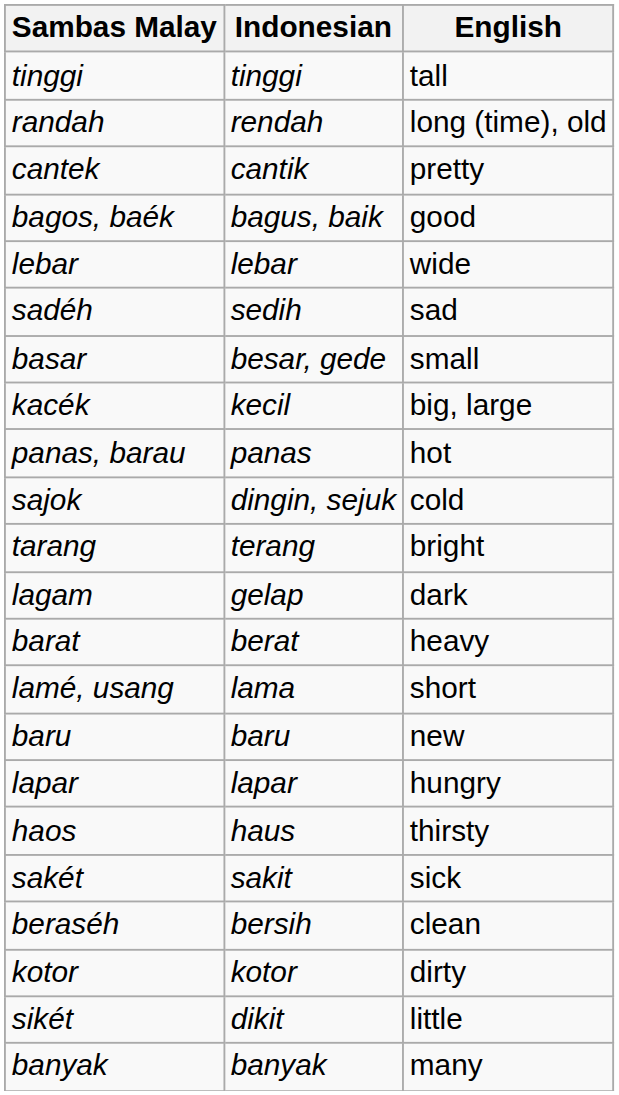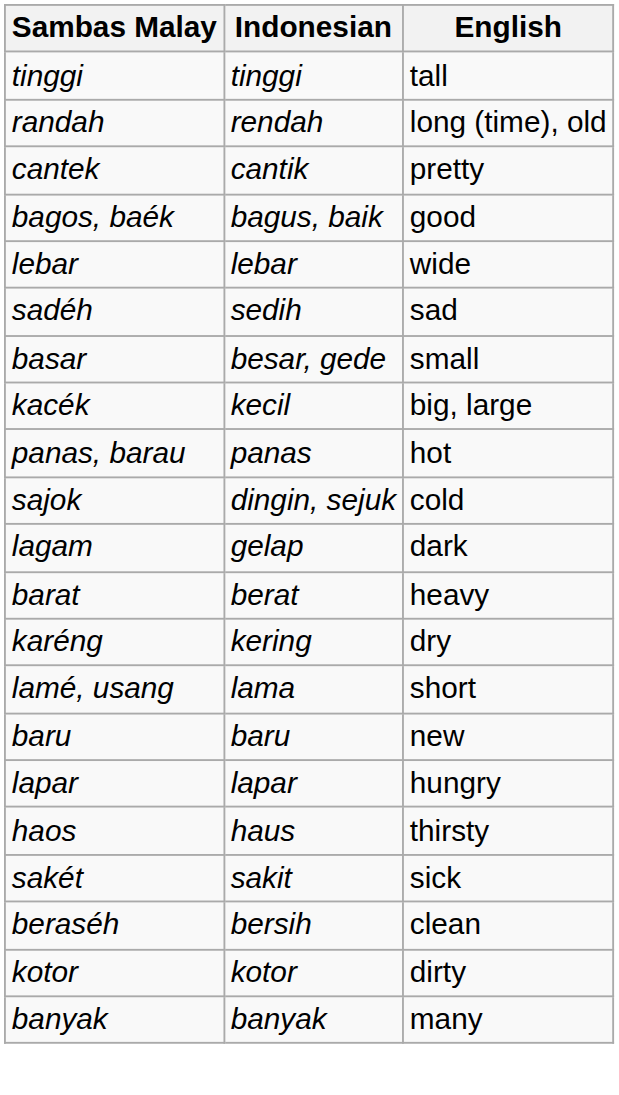- row: (54, 547)
+ row: (57, 641)
- row: (42, 1019)
